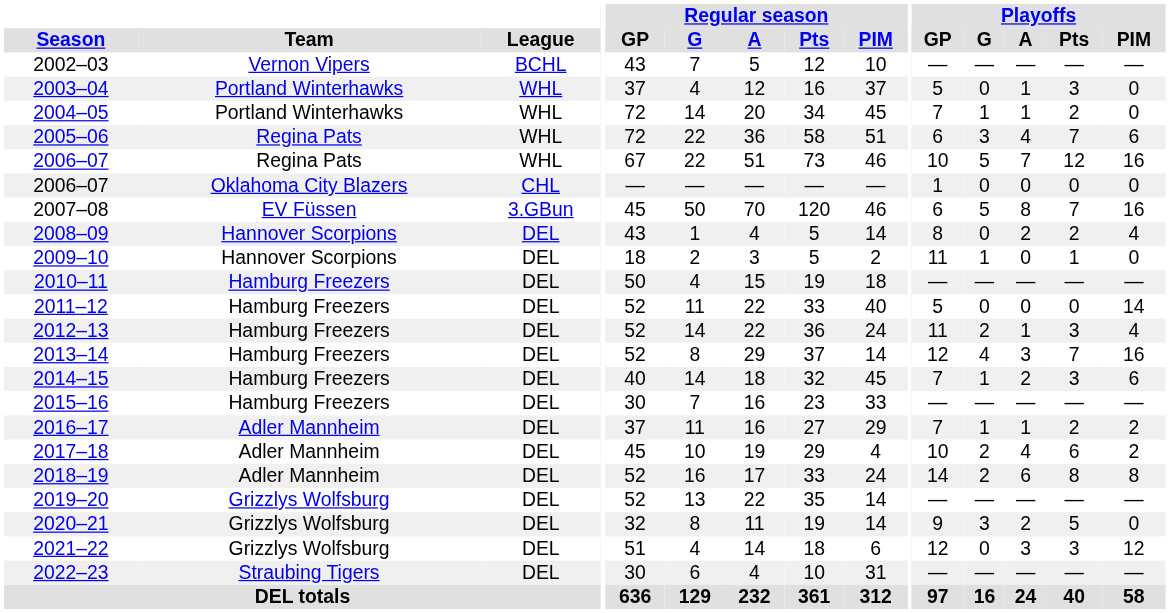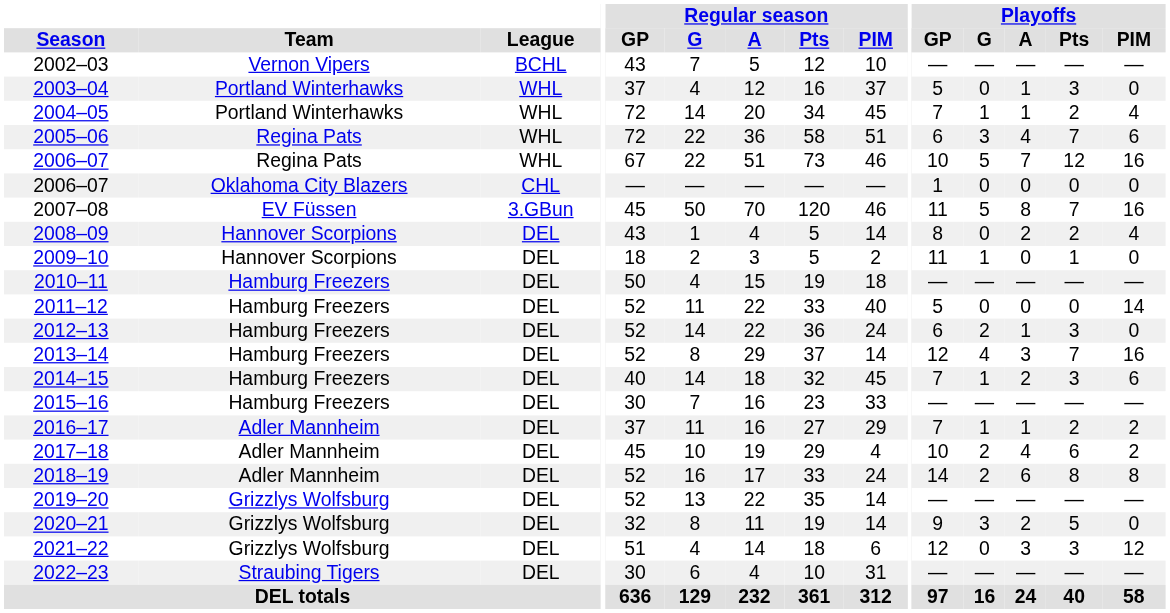(1134, 112) 0 -> (1134, 112) 4
(938, 209) 6 -> (938, 209) 11
(938, 330) 11 -> (938, 330) 6
(1134, 330) 4 -> (1134, 330) 0
